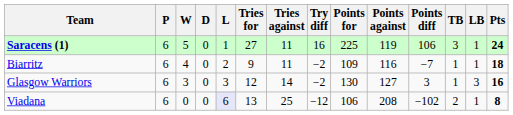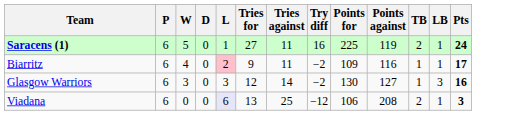- column: (427, 20)
(456, 45) 3 -> (419, 45) 2
(226, 63) no background -> (226, 63) pink background
(497, 63) 18 -> (461, 63) 17
(497, 100) 8 -> (461, 100) 3
